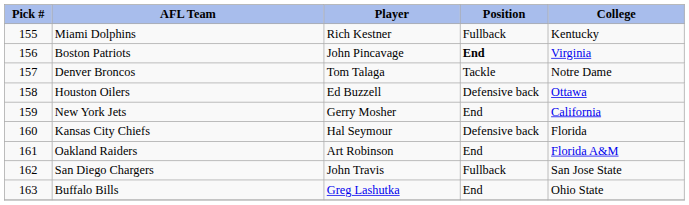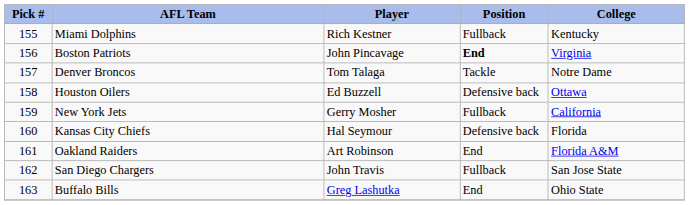(473, 111) End -> (484, 111) Fullback
